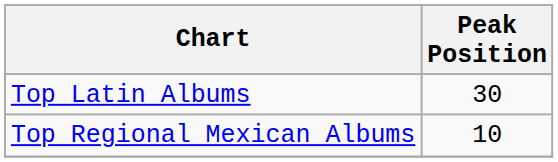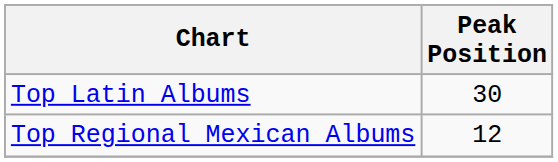(487, 135) 10 -> (487, 135) 12
